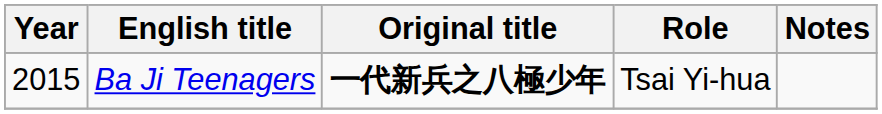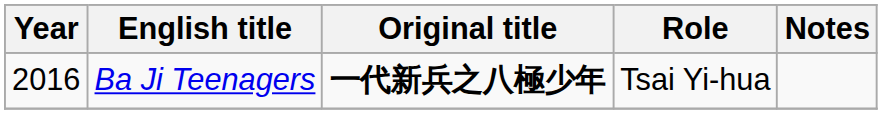(46, 80) 2015 -> (46, 80) 2016
